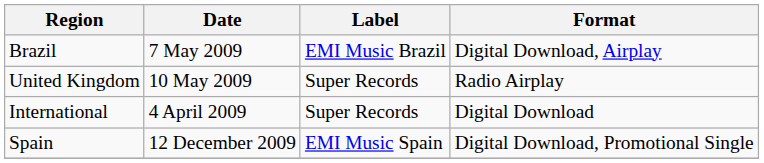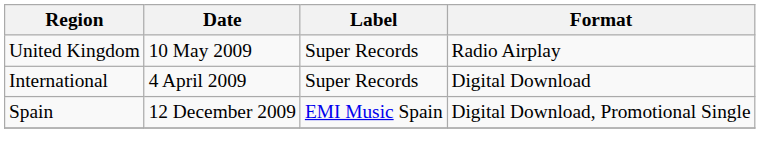- row: (33, 50)
